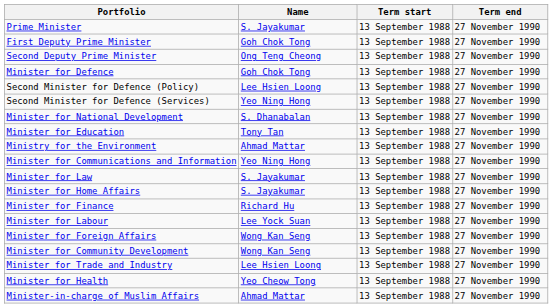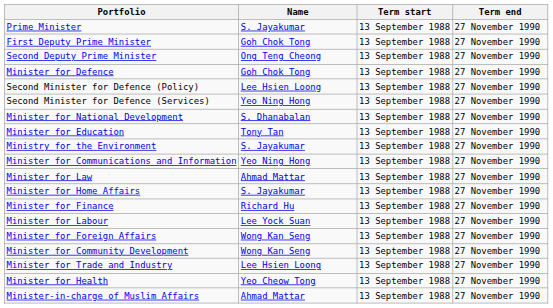(273, 146) Ahmad Mattar -> (273, 146) S. Jayakumar
(273, 176) S. Jayakumar -> (273, 176) Ahmad Mattar
